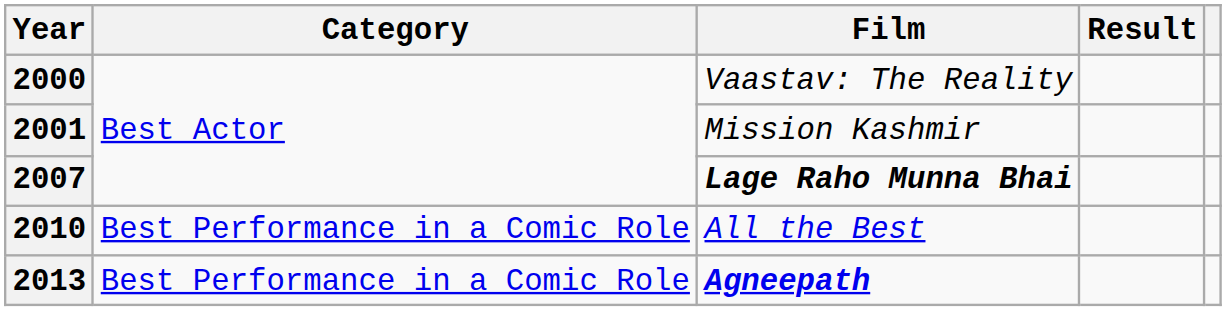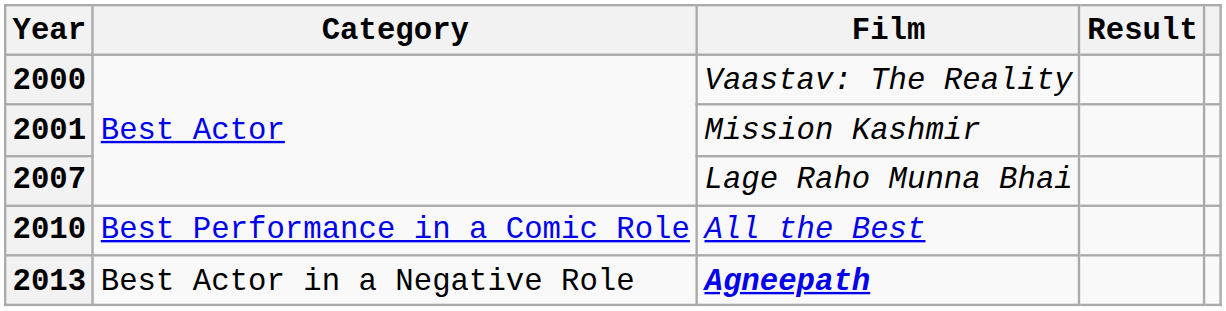(889, 180) bold -> (889, 180) normal
(395, 280) Best Performance in a Comic Role -> (368, 280) Best Actor in a Negative Role
